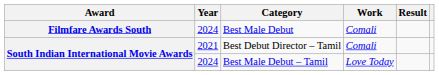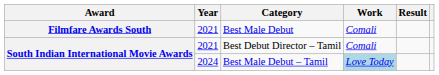(208, 29) 2024 -> (208, 29) 2021
(370, 62) no background -> (370, 62) lightblue background
